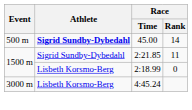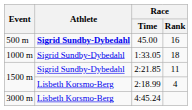(175, 41) 14 -> (175, 41) 16
+ row: (147, 55)
(175, 70) 0 -> (175, 84) 4
